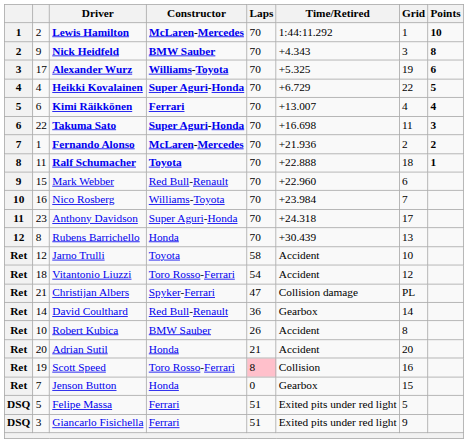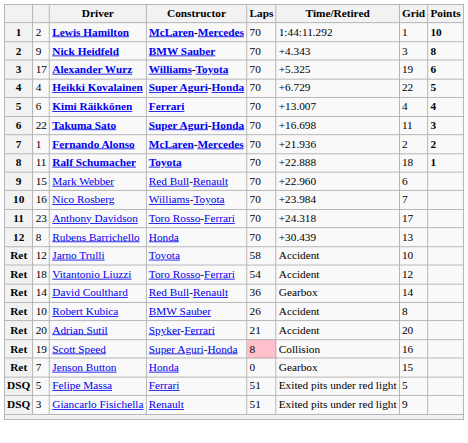(193, 218) Super Aguri-Honda -> (192, 218) Toro Rosso-Ferrari
- row: (91, 292)
(164, 348) Honda -> (182, 329) Spyker-Ferrari
(192, 367) Toro Rosso-Ferrari -> (193, 348) Super Aguri-Honda
(164, 423) Ferrari -> (166, 404) Renault
